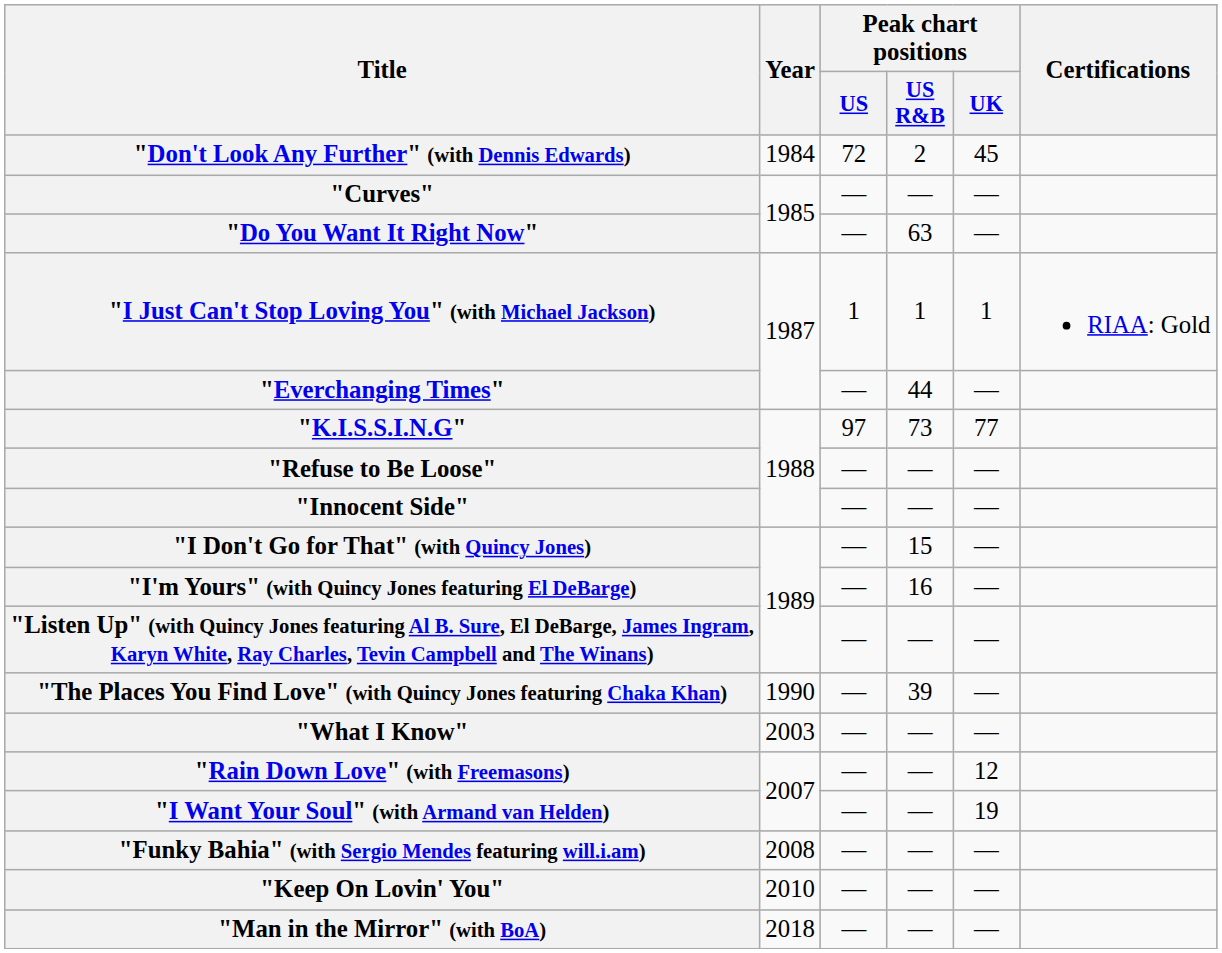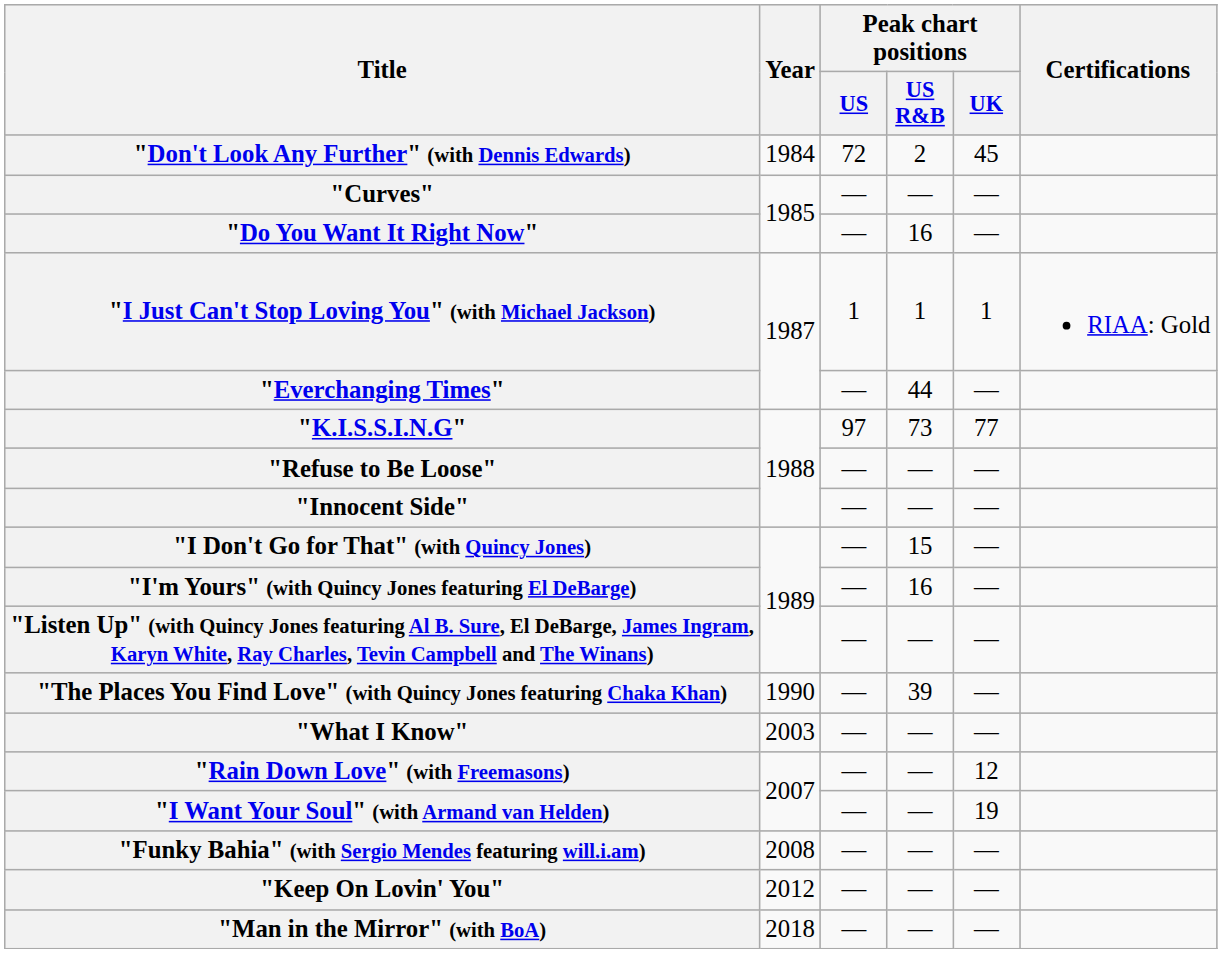(920, 233) 63 -> (920, 233) 16
(790, 889) 2010 -> (790, 889) 2012
